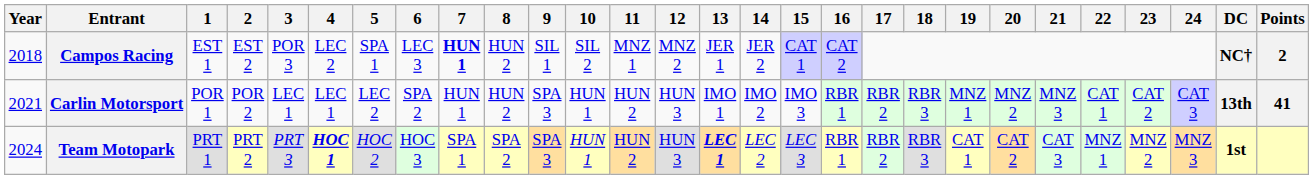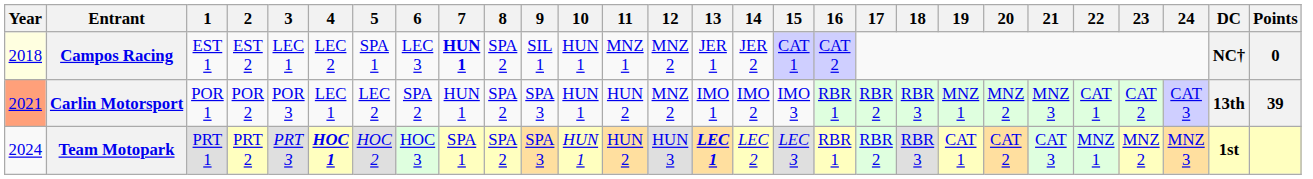(25, 55) no background -> (25, 55) lightyellow background
(288, 55) POR 3 -> (288, 55) LEC 1
(506, 55) HUN 2 -> (503, 55) SPA 2
(588, 55) SIL 2 -> (580, 55) HUN 1
(1282, 55) 2 -> (1275, 55) 0
(25, 102) no background -> (25, 102) lightsalmon background
(288, 102) LEC 1 -> (288, 102) POR 3
(506, 102) HUN 2 -> (503, 102) SPA 2
(677, 102) HUN 3 -> (670, 102) MNZ 2
(1282, 102) 41 -> (1275, 102) 39
